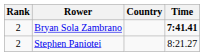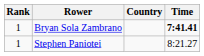(18, 28) 2 -> (18, 28) 1
(18, 43) 2 -> (18, 43) 1
